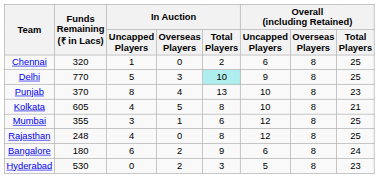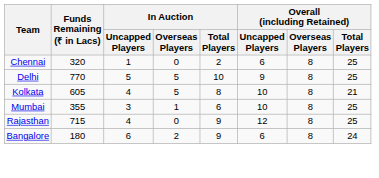(180, 77) 3 -> (176, 77) 5
(222, 77) paleturquoise background -> (219, 77) no background
- row: (29, 92)
(265, 121) 12 -> (262, 106) 10
(81, 136) 248 -> (77, 121) 715
(222, 136) 8 -> (219, 121) 9
- row: (29, 166)
